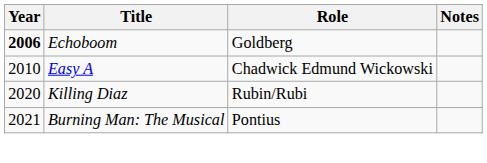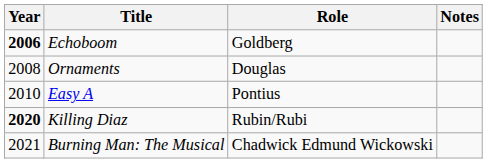+ row: (84, 68)
(332, 68) Chadwick Edmund Wickowski -> (256, 94) Pontius
(24, 94) normal -> (24, 119) bold
(256, 119) Pontius -> (332, 145) Chadwick Edmund Wickowski
